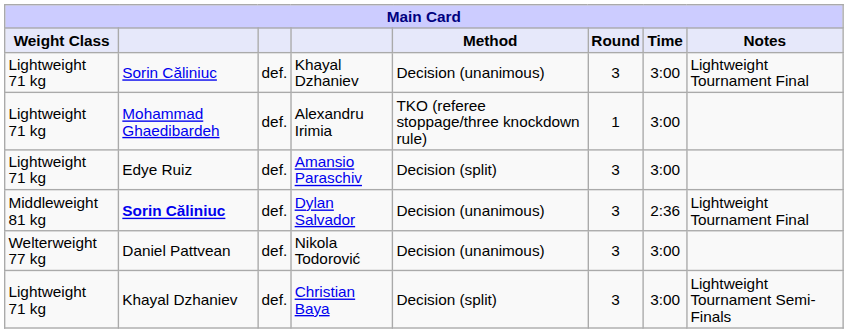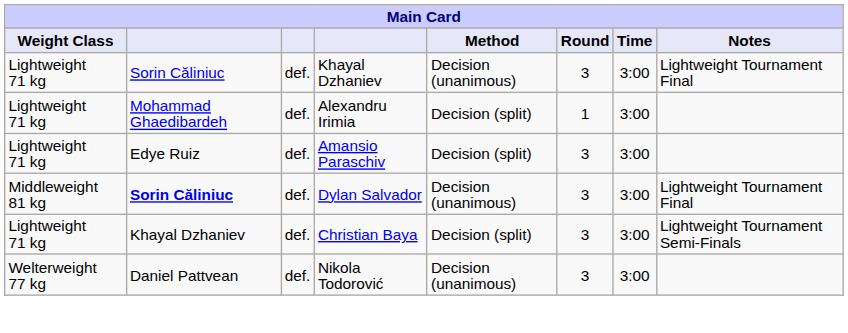(488, 122) TKO (referee stoppage/three knockdown rule) -> (481, 113) Decision (split)
(665, 210) 2:36 -> (635, 194) 3:00
rows swapped: (325, 299) <-> (327, 251)
